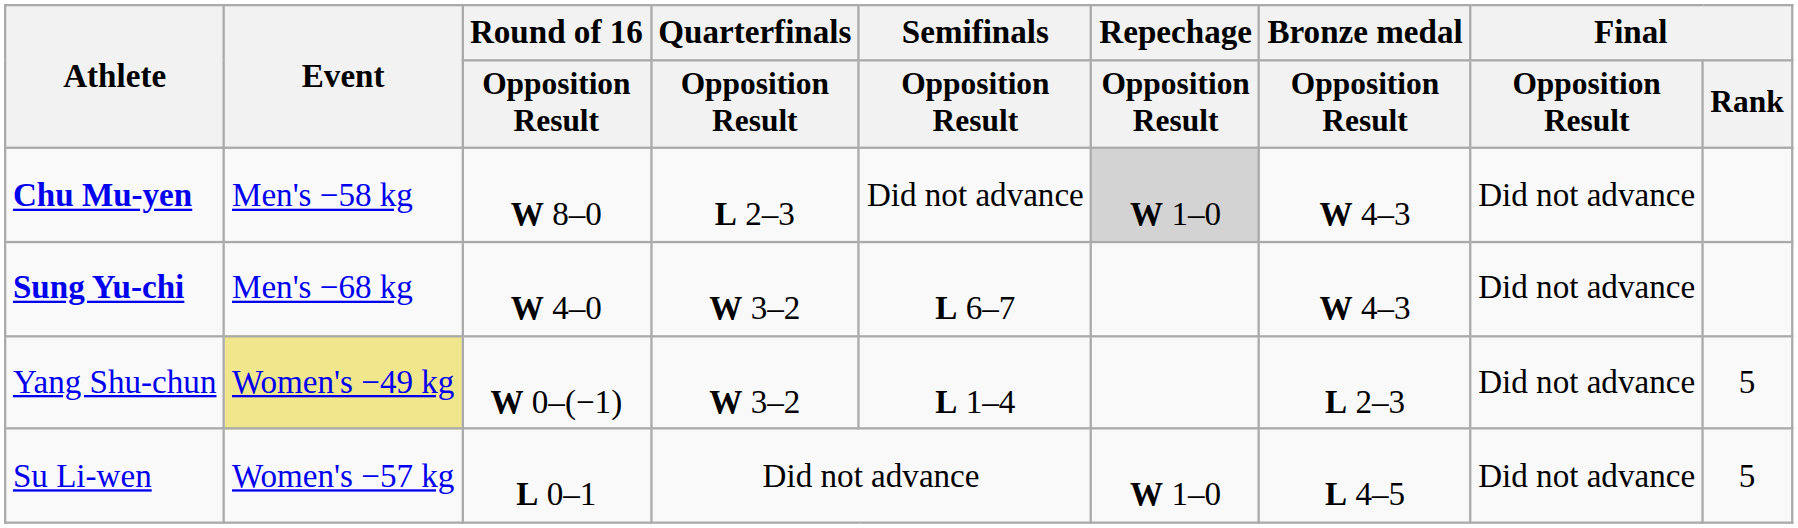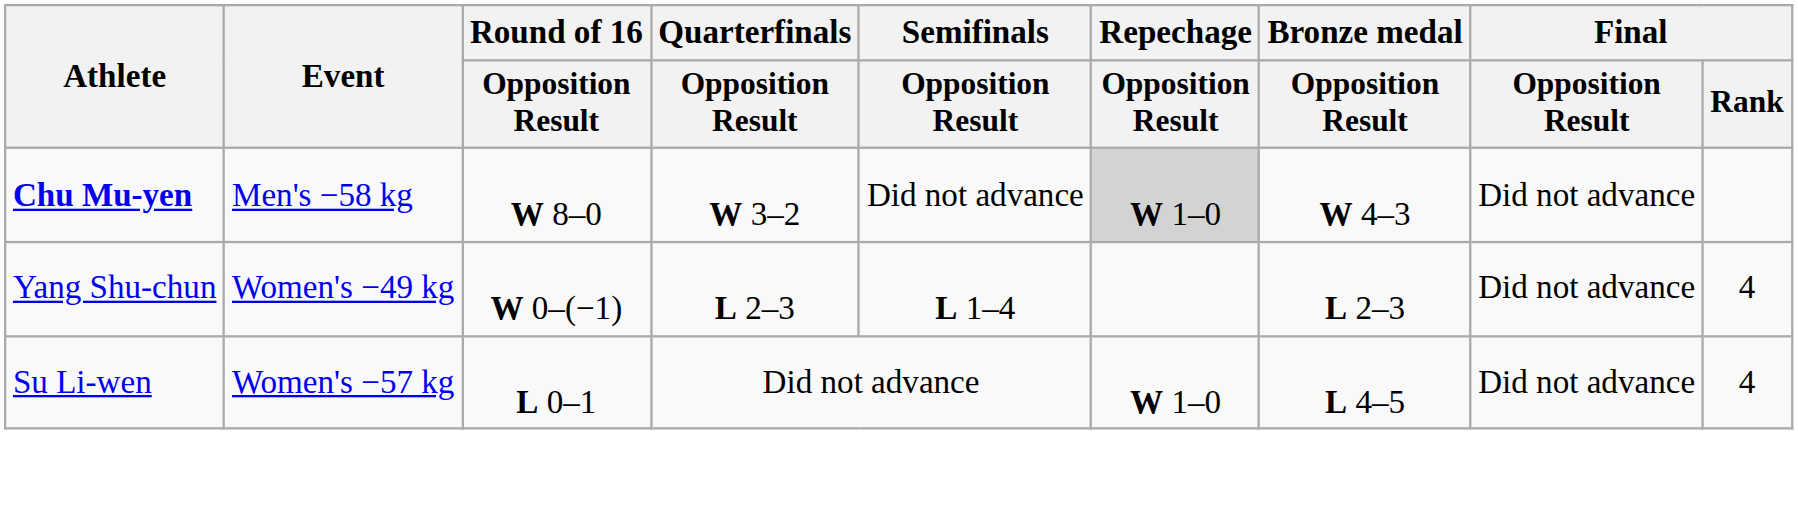(755, 214) L 2–3 -> (755, 214) W 3–2
- row: (99, 288)
(343, 382) khaki background -> (343, 288) no background
(755, 401) W 3–2 -> (755, 308) L 2–3
(1747, 382) 5 -> (1747, 288) 4
(1747, 476) 5 -> (1747, 382) 4
